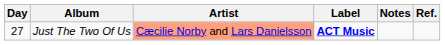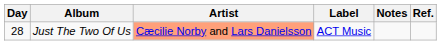(17, 31) 27 -> (17, 31) 28
(346, 31) bold -> (344, 31) normal
